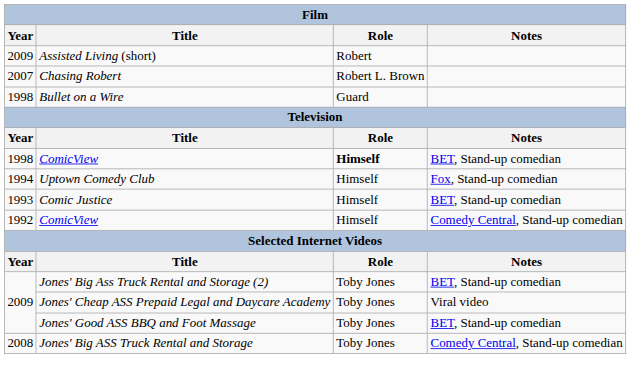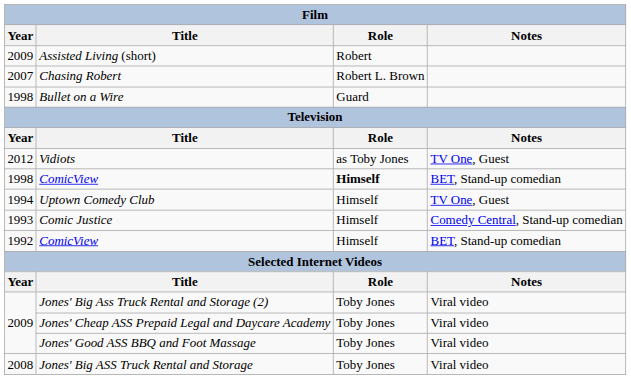+ row: (20, 158)
(494, 179) Fox, Stand-up comedian -> (470, 199) TV One, Guest
(496, 199) BET, Stand-up comedian -> (527, 220) Comedy Central, Stand-up comedian
(527, 220) Comedy Central, Stand-up comedian -> (496, 240) BET, Stand-up comedian
(496, 281) BET, Stand-up comedian -> (459, 302) Viral video
(496, 323) BET, Stand-up comedian -> (459, 343) Viral video
(527, 343) Comedy Central, Stand-up comedian -> (459, 364) Viral video
